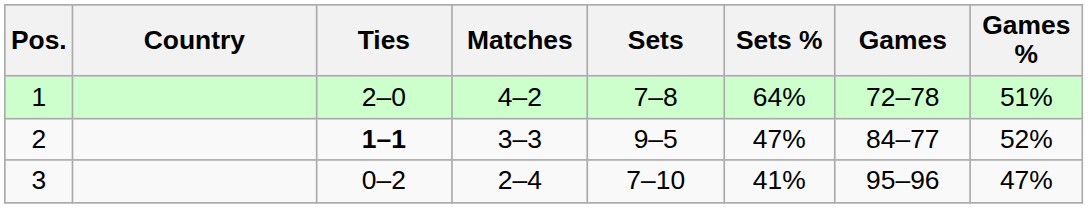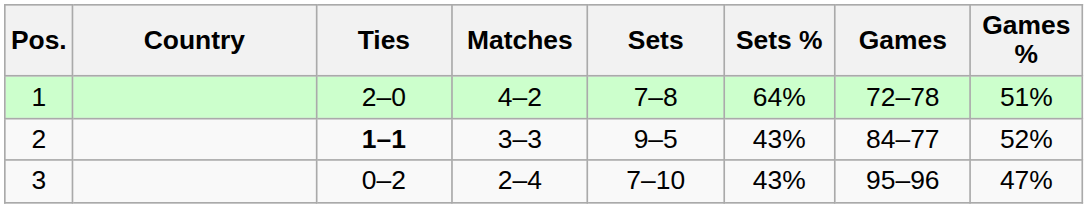(779, 138) 47% -> (779, 138) 43%
(779, 180) 41% -> (779, 180) 43%
